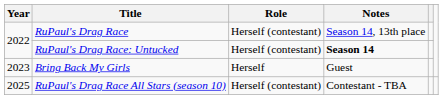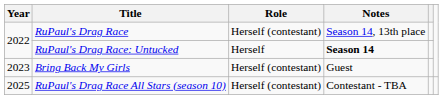(276, 49) Herself (contestant) -> (248, 49) Herself
(248, 67) Herself -> (276, 67) Herself (contestant)
